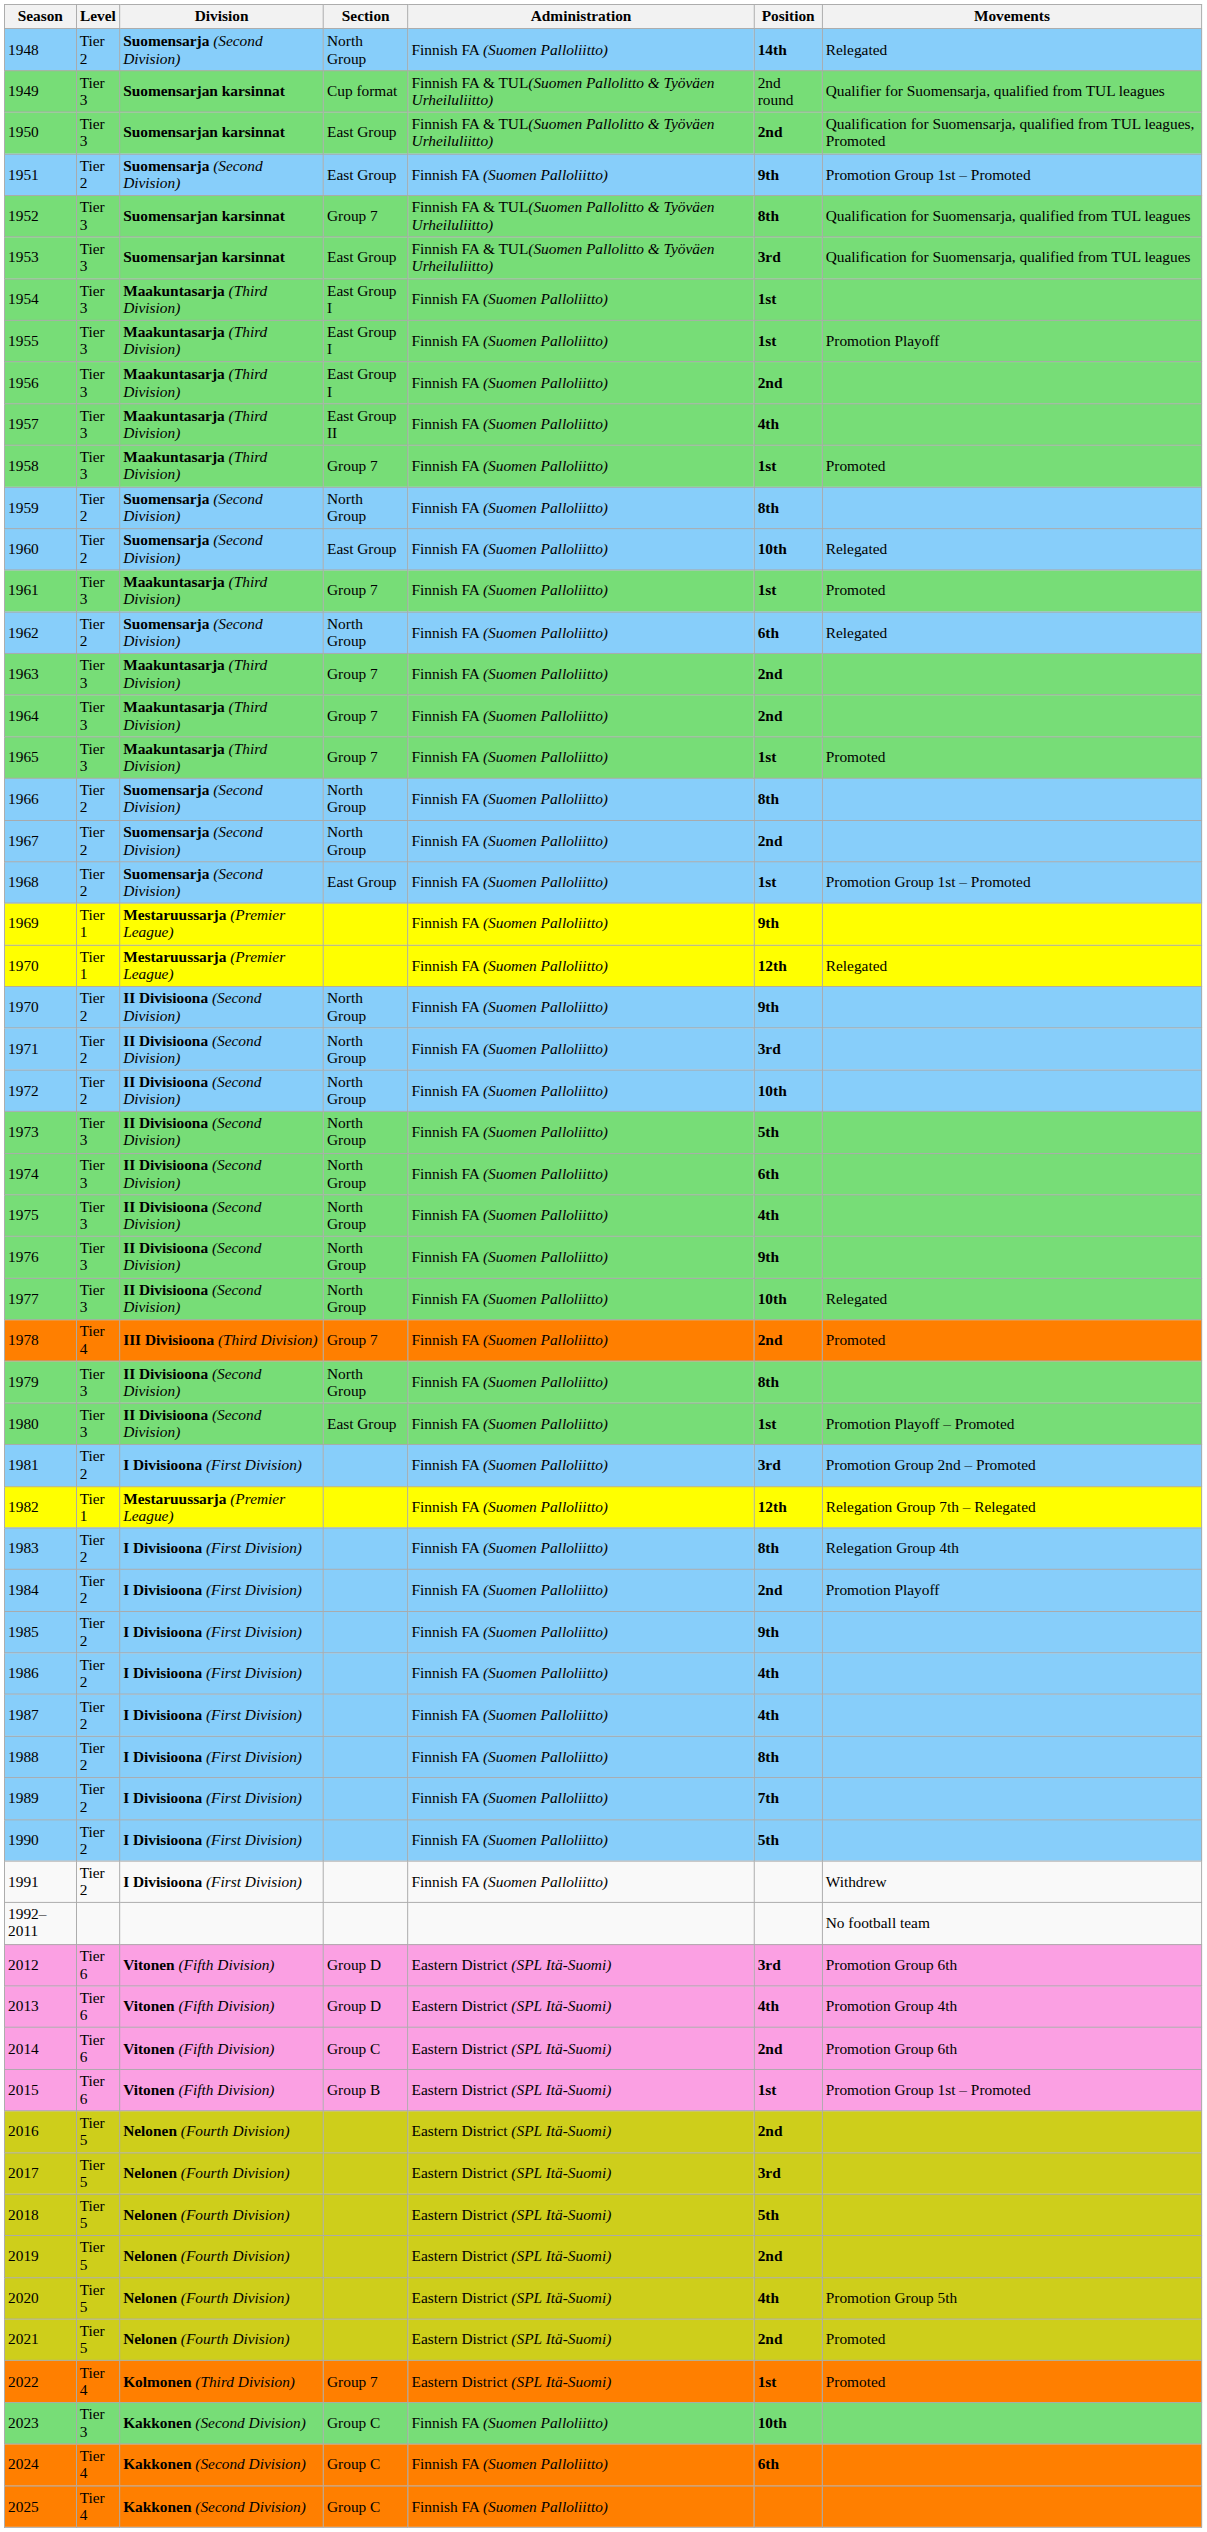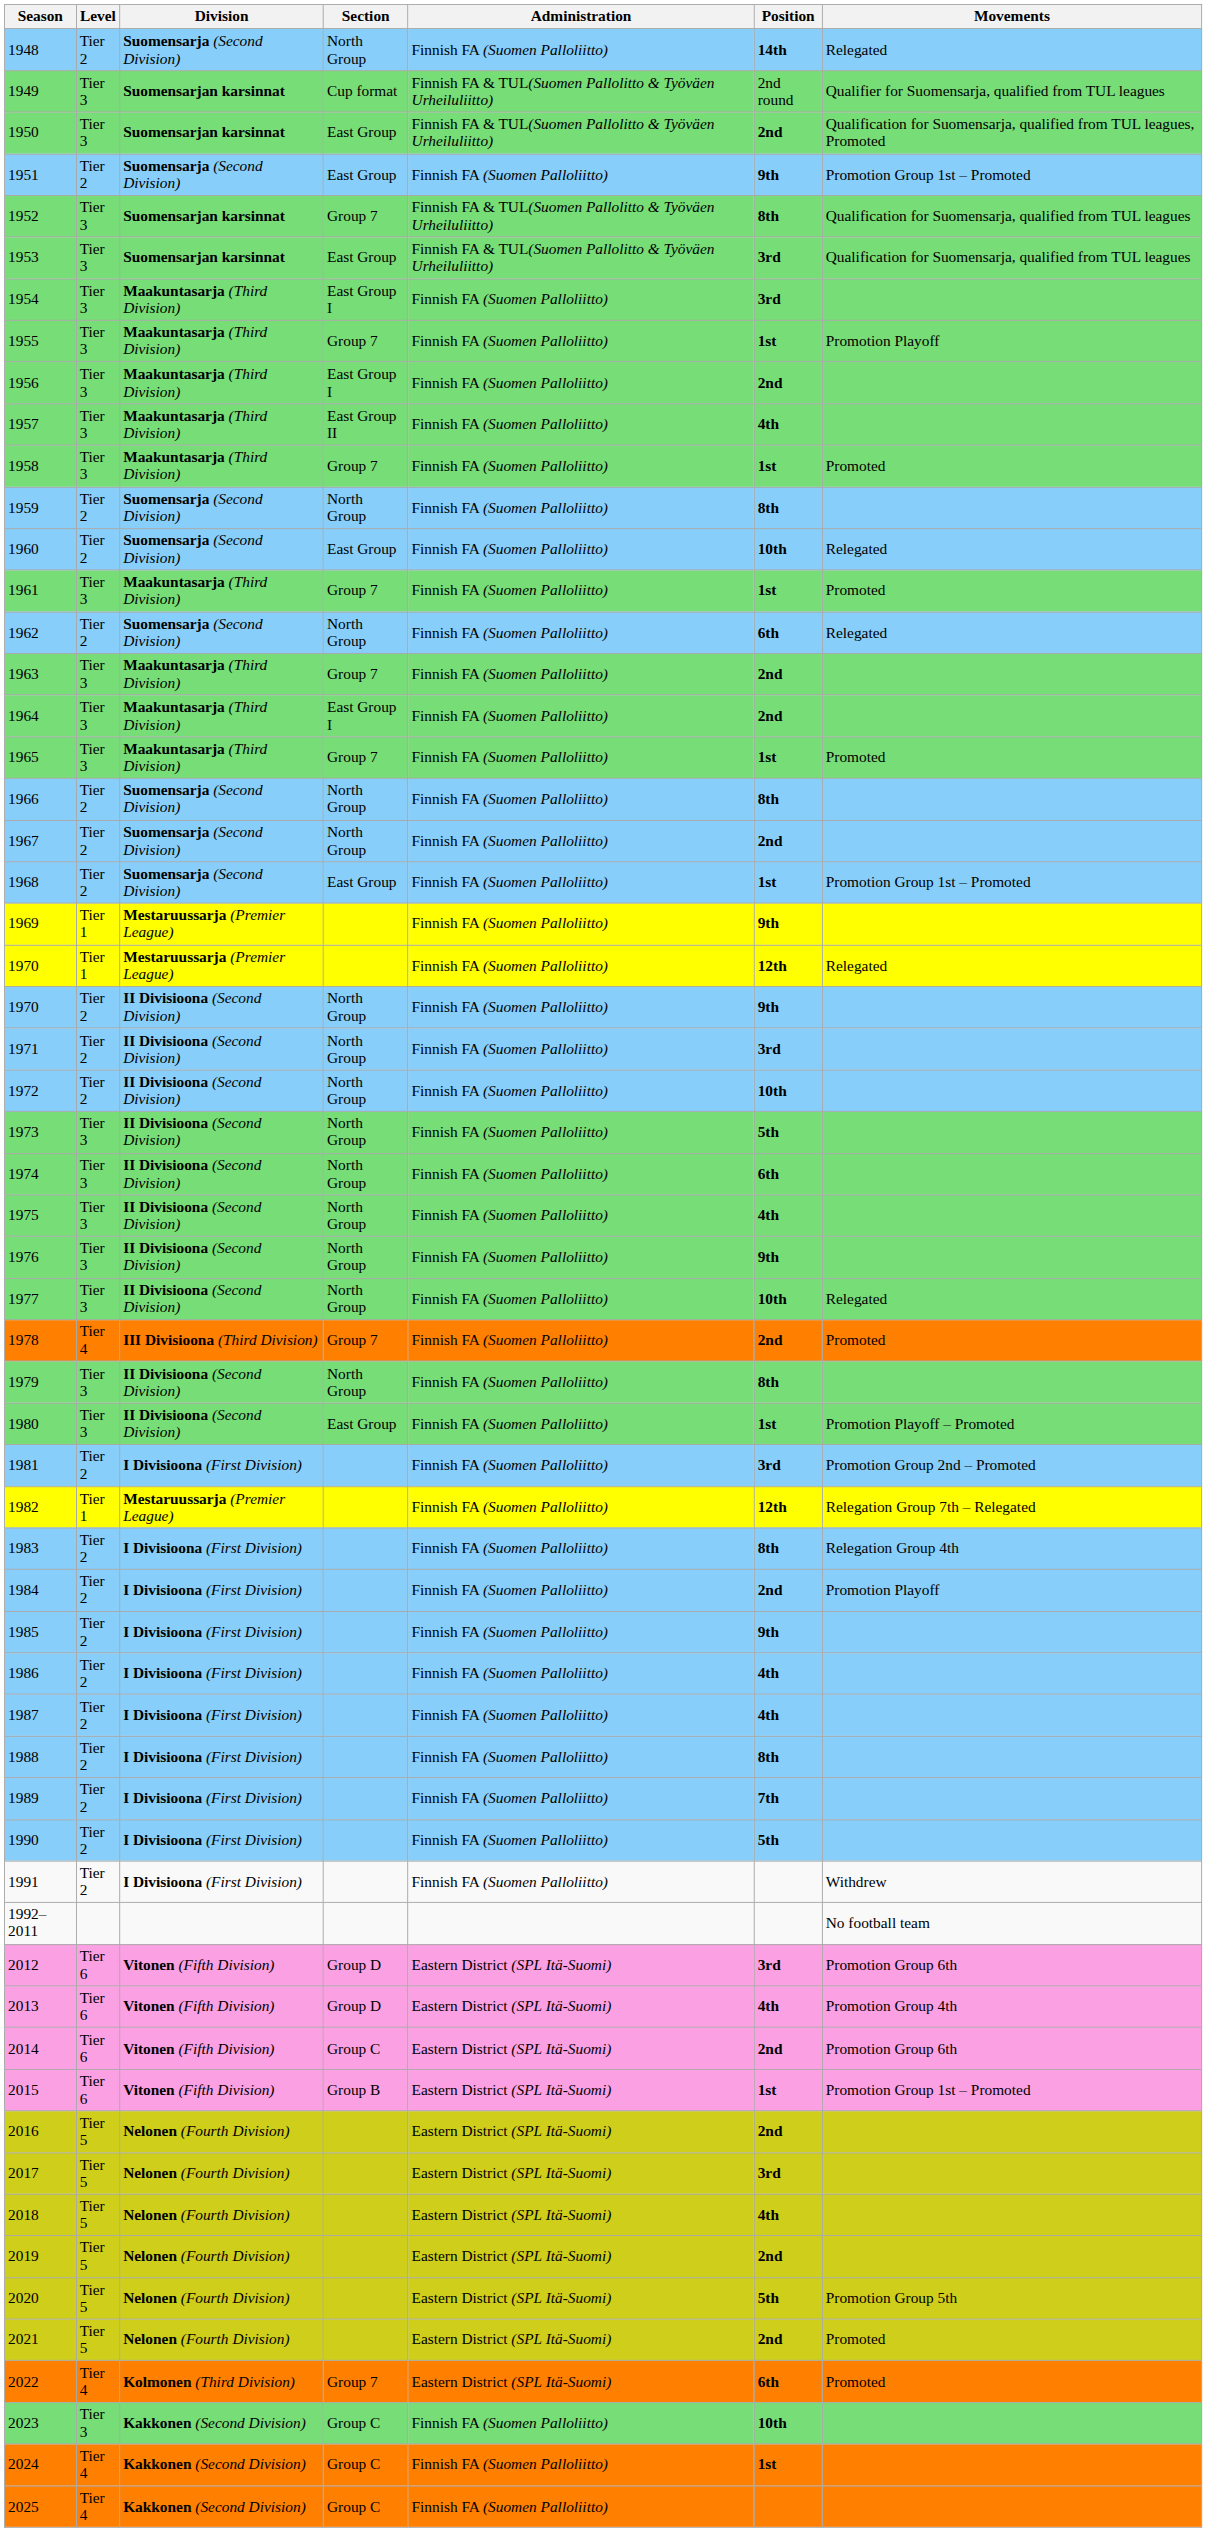(767, 299) 1st -> (769, 299) 3rd
(362, 341) East Group I -> (352, 341) Group 7
(352, 715) Group 7 -> (362, 715) East Group I
(768, 2214) 5th -> (768, 2214) 4th
(768, 2298) 4th -> (768, 2298) 5th
(767, 2381) 1st -> (768, 2381) 6th
(768, 2464) 6th -> (767, 2464) 1st
